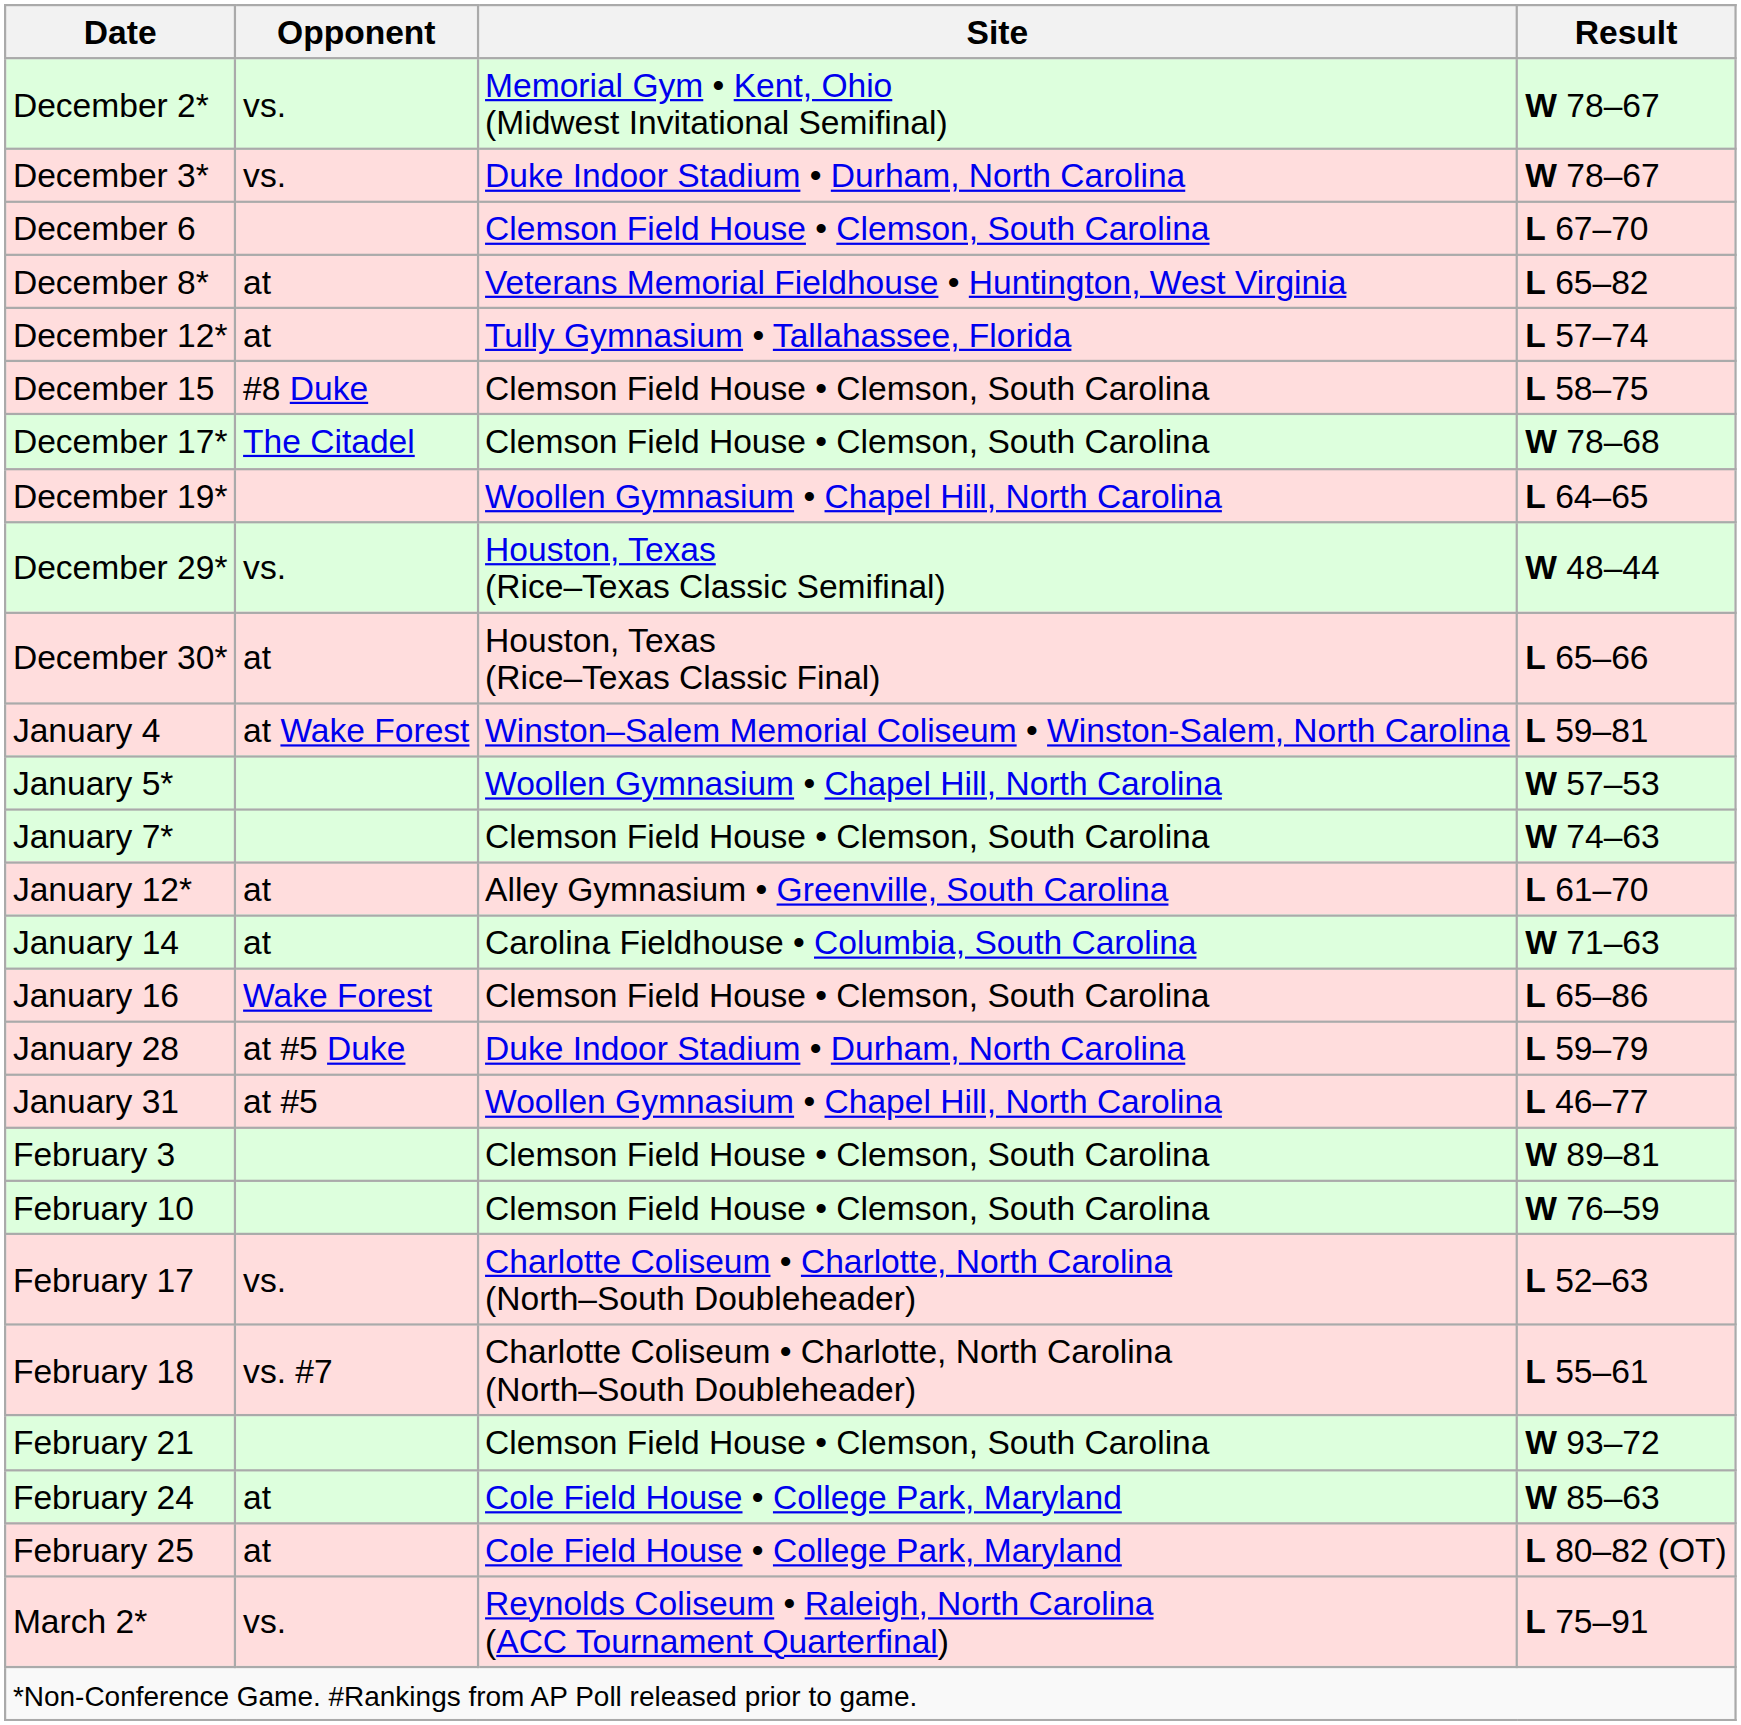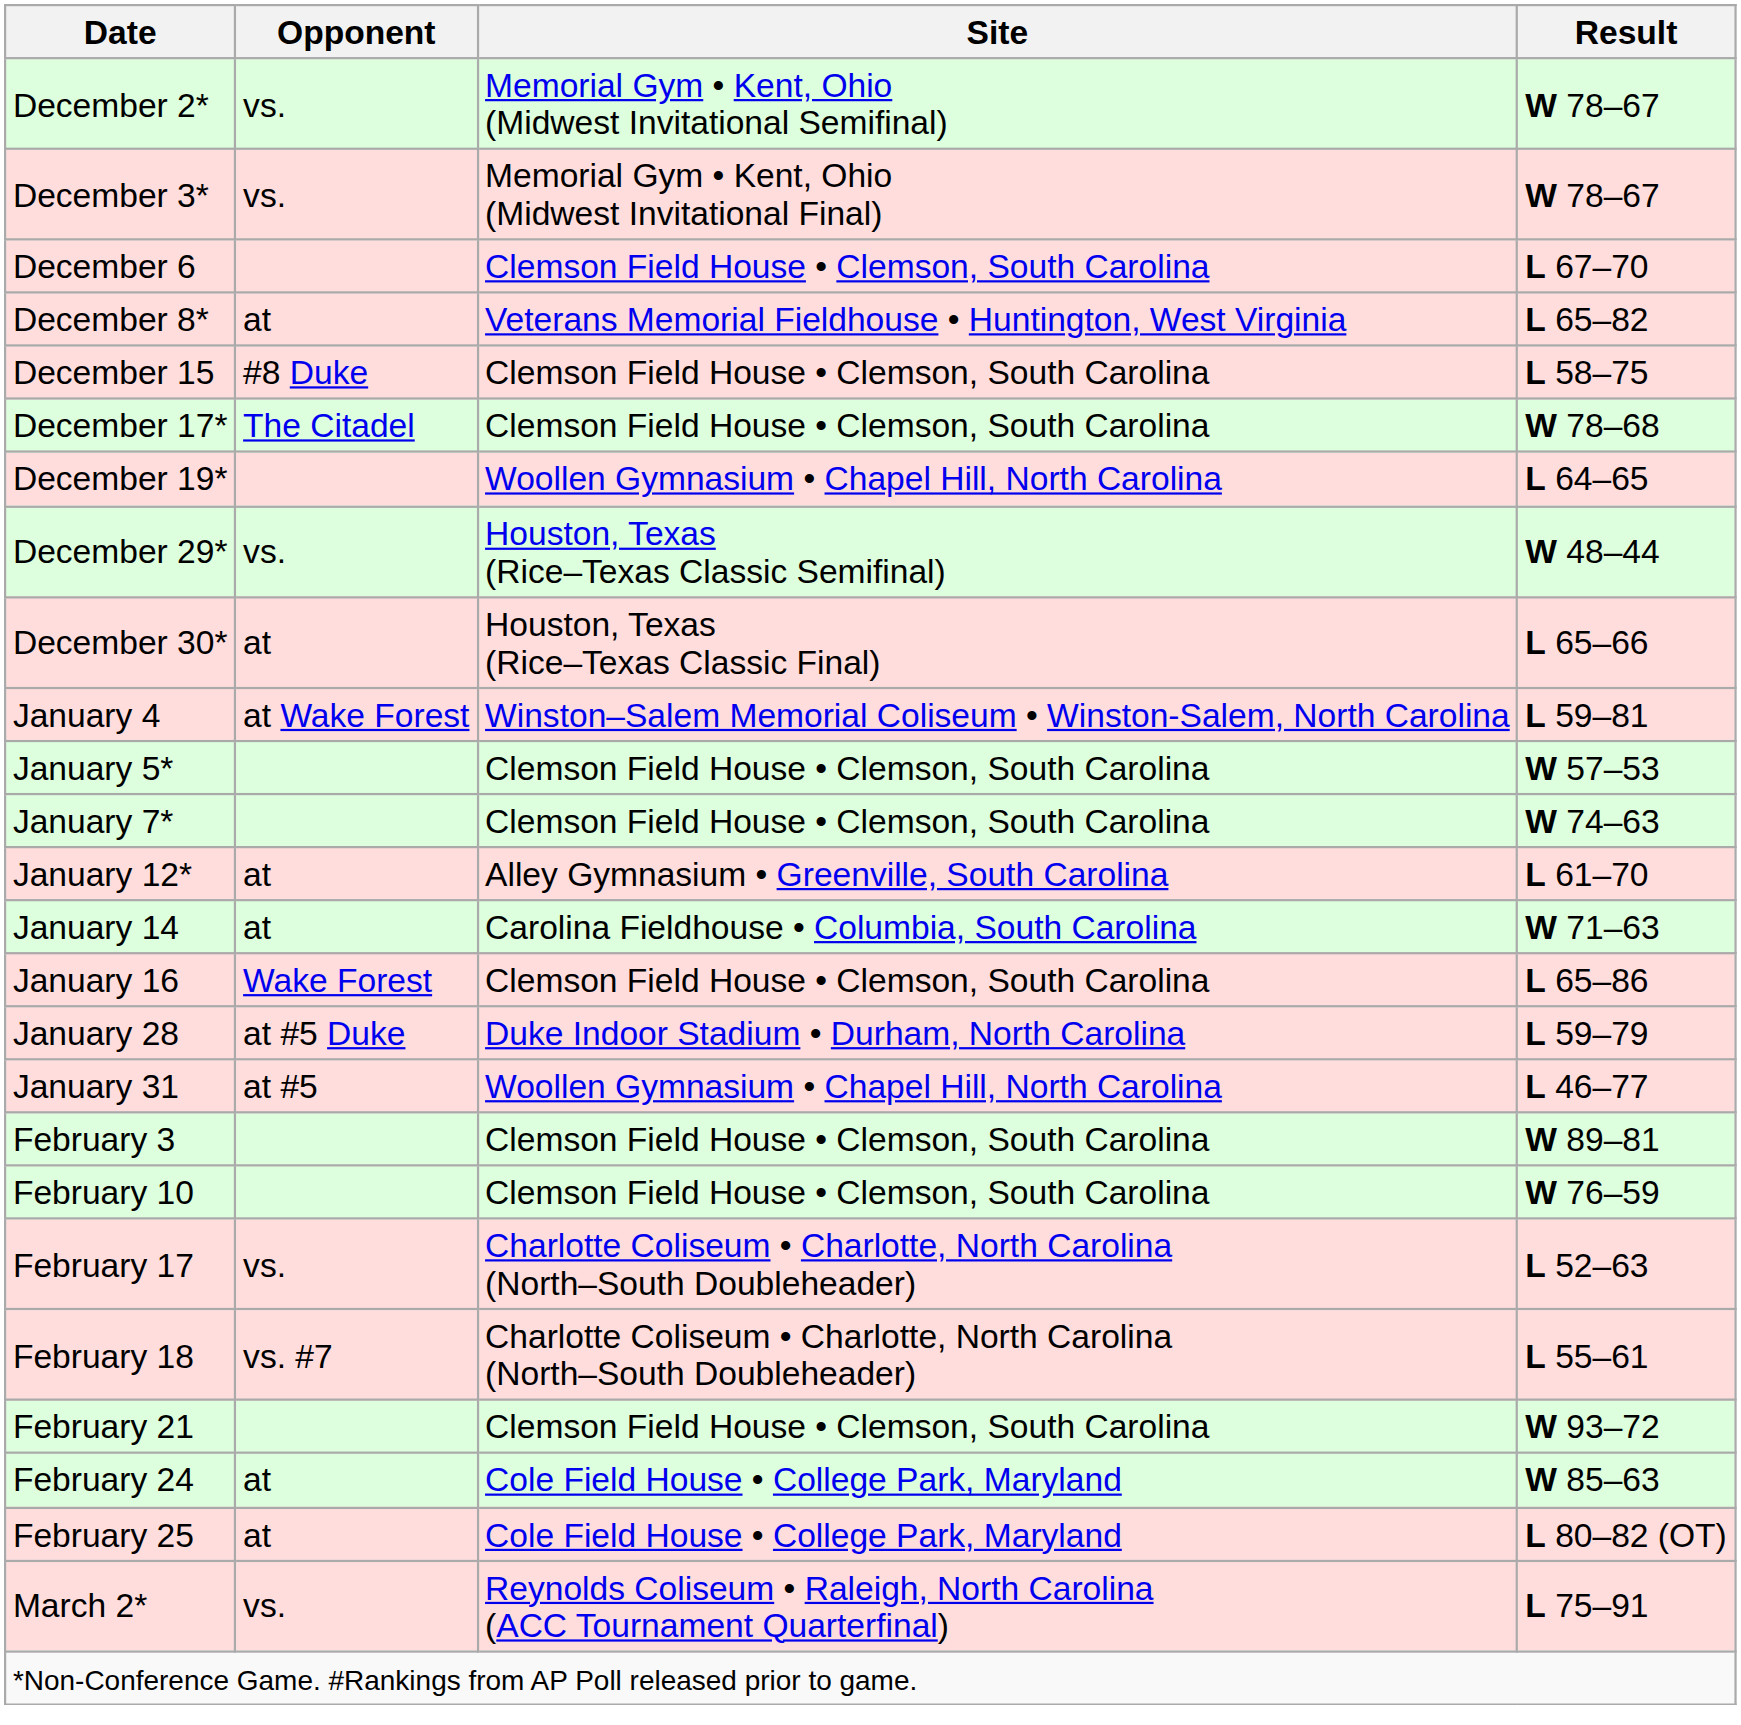(835, 176) Duke Indoor Stadium • Durham, North Carolina -> (689, 195) Memorial Gym • Kent, Ohio (Midwest Invitational Final)
- row: (120, 335)
(853, 783) Woollen Gymnasium • Chapel Hill, North Carolina -> (847, 767) Clemson Field House • Clemson, South Carolina
